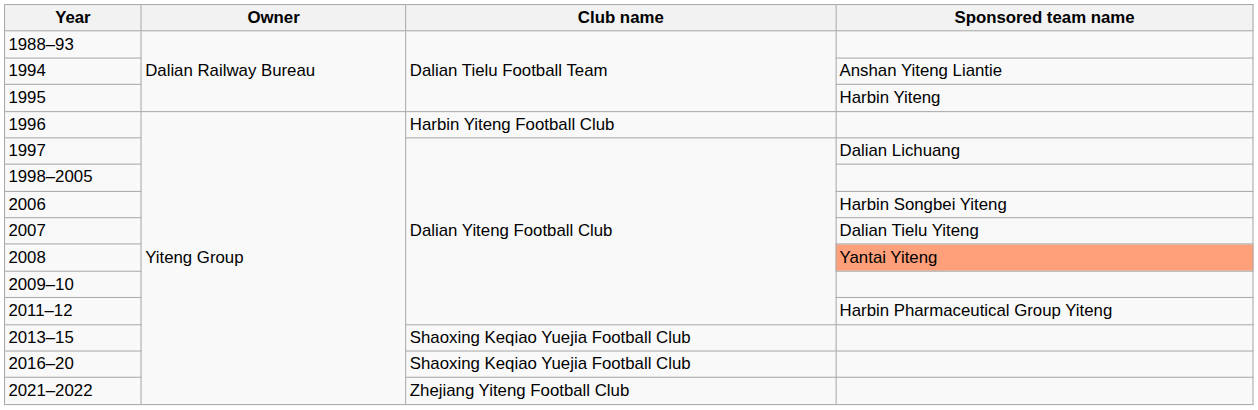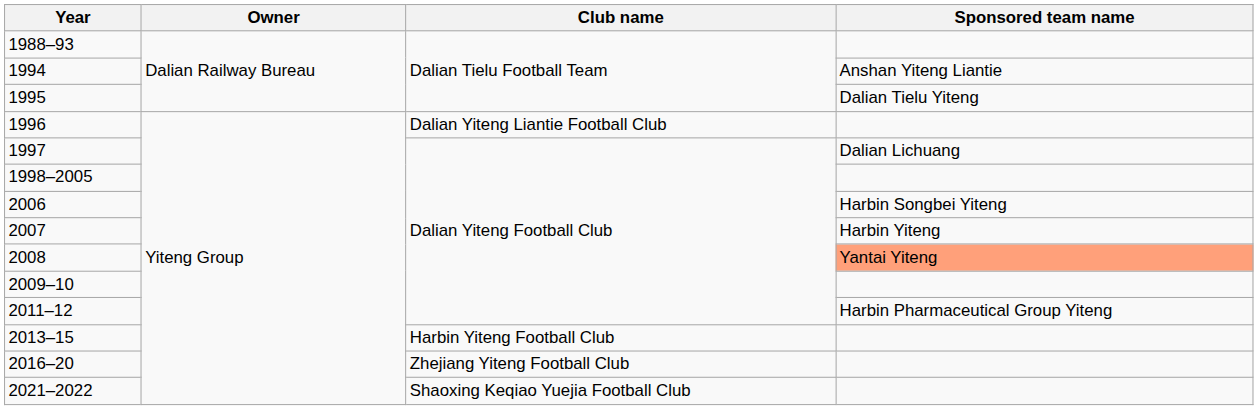(890, 97) Harbin Yiteng -> (909, 97) Dalian Tielu Yiteng
(512, 124) Harbin Yiteng Football Club -> (538, 124) Dalian Yiteng Liantie Football Club
(909, 230) Dalian Tielu Yiteng -> (890, 230) Harbin Yiteng
(550, 337) Shaoxing Keqiao Yuejia Football Club -> (512, 337) Harbin Yiteng Football Club
(550, 364) Shaoxing Keqiao Yuejia Football Club -> (520, 364) Zhejiang Yiteng Football Club
(520, 390) Zhejiang Yiteng Football Club -> (550, 390) Shaoxing Keqiao Yuejia Football Club
